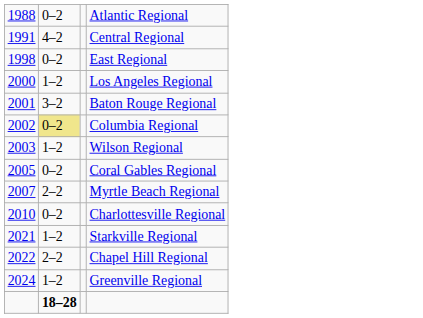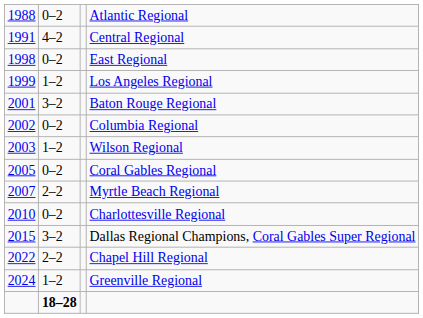(22, 81) 2000 -> (22, 81) 1999
(52, 125) khaki background -> (52, 125) no background
+ row: (252, 236)
- row: (143, 236)
